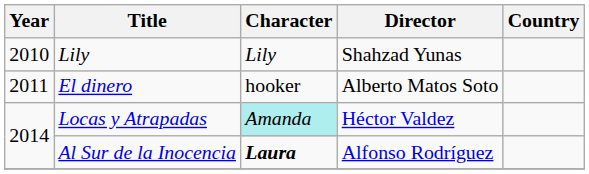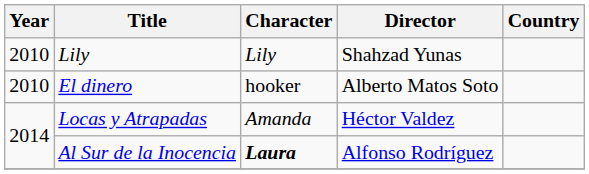(29, 86) 2011 -> (29, 86) 2010
(278, 119) paleturquoise background -> (278, 119) no background
